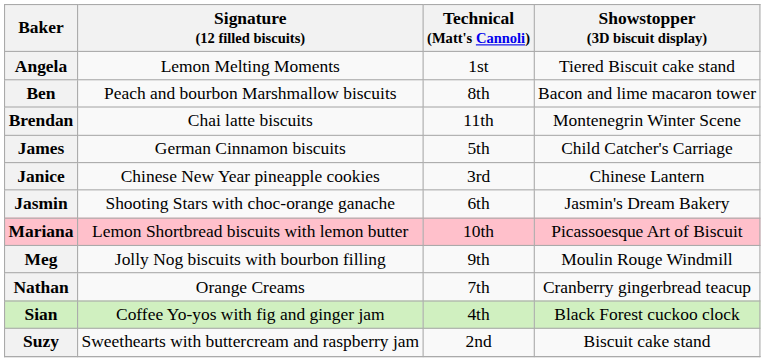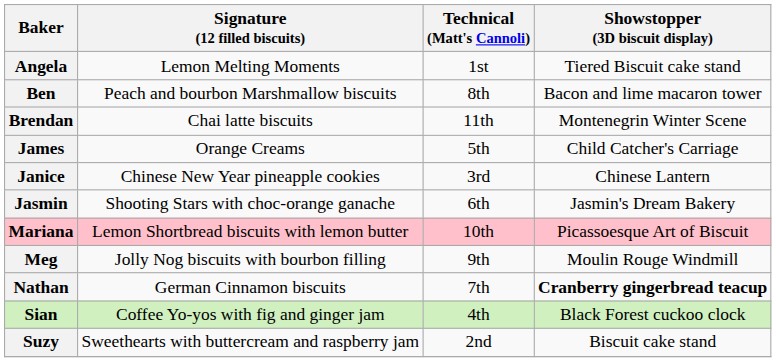(250, 148) German Cinnamon biscuits -> (250, 148) Orange Creams
(250, 286) Orange Creams -> (250, 286) German Cinnamon biscuits
(647, 286) normal -> (653, 286) bold
